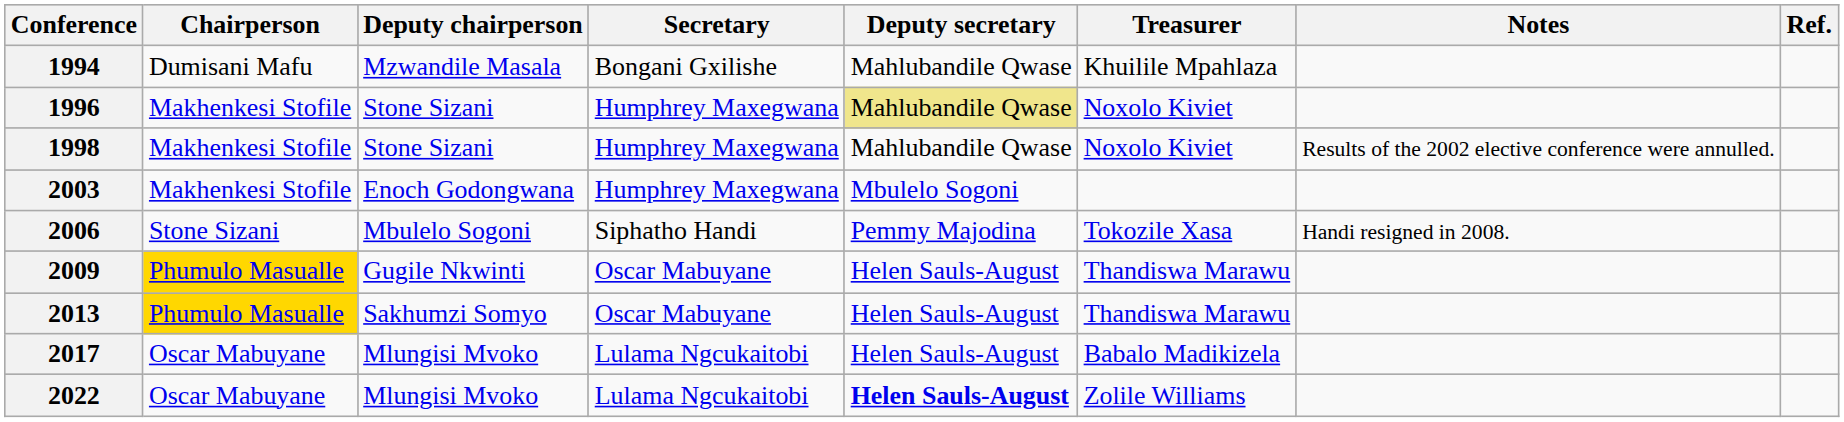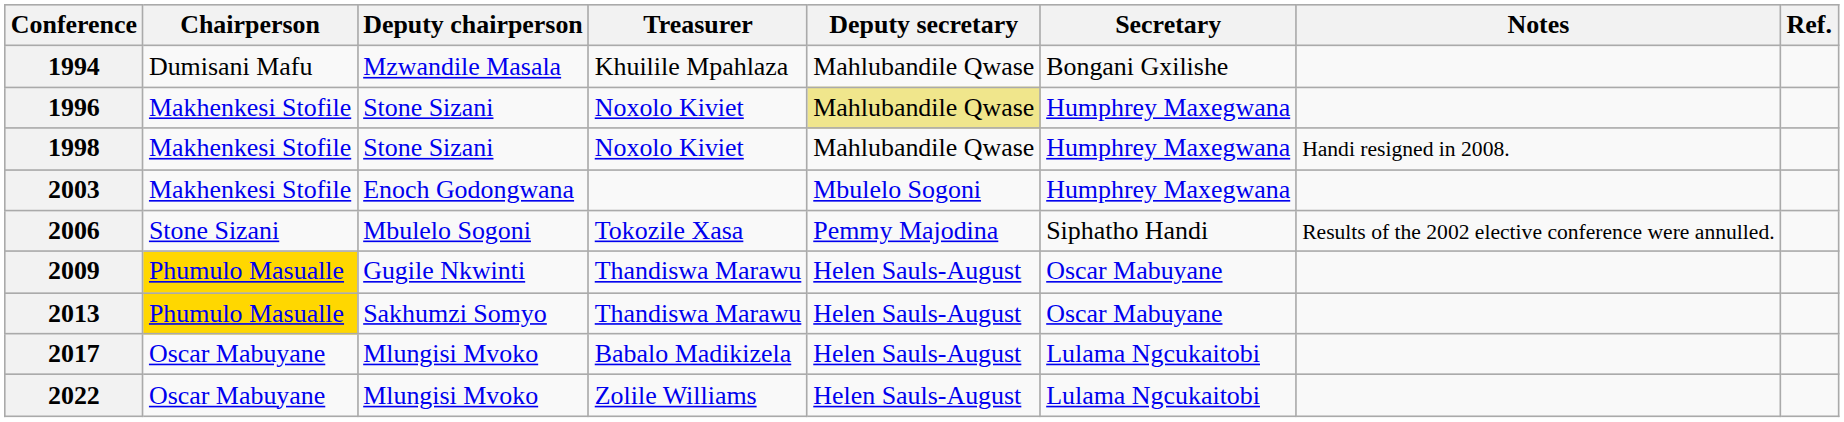columns swapped: (717, 25) <-> (1187, 25)
(1538, 149) Results of the 2002 elective conference were annulled. -> (1406, 149) Handi resigned in 2008.
(1406, 232) Handi resigned in 2008. -> (1538, 232) Results of the 2002 elective conference were annulled.
(960, 395) bold -> (917, 395) normal
